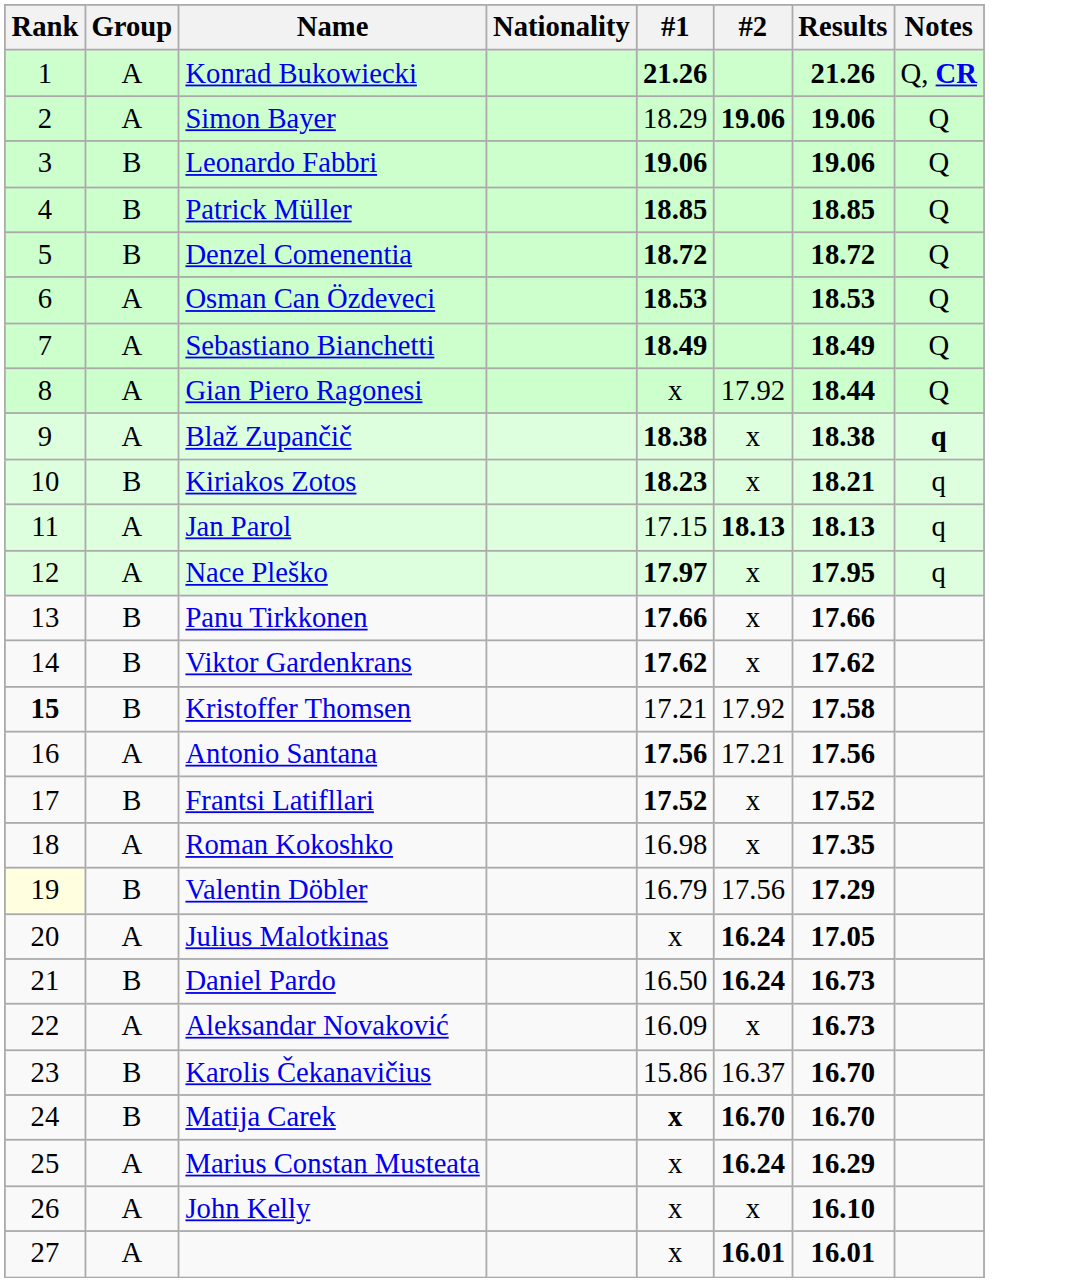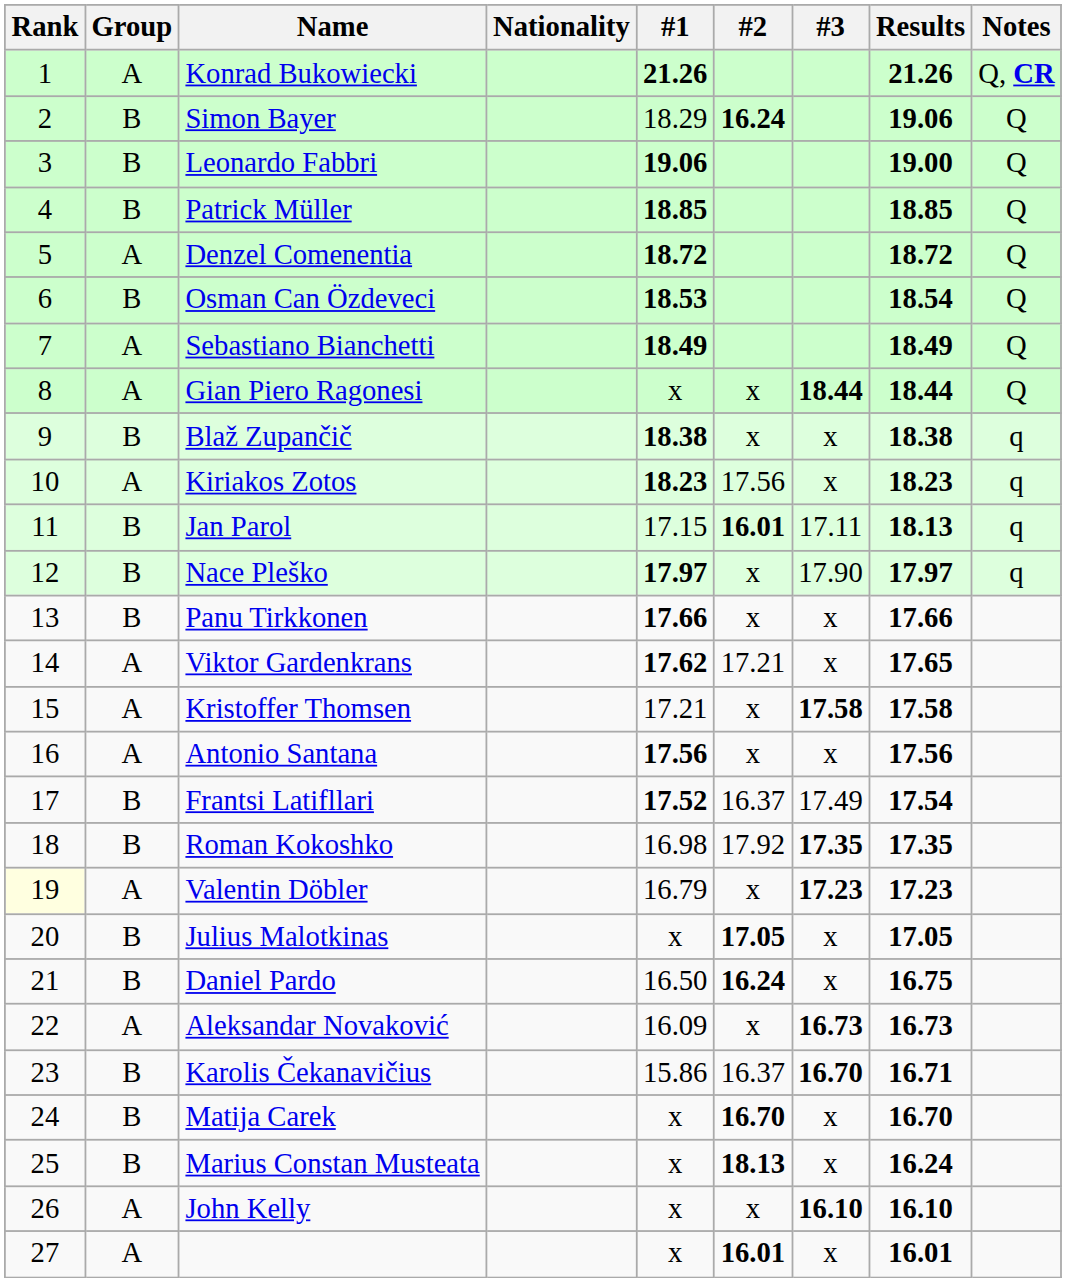+ column: (831, 27)
(132, 118) A -> (132, 118) B
(753, 118) 19.06 -> (753, 118) 16.24
(843, 163) 19.06 -> (920, 163) 19.00
(132, 254) B -> (132, 254) A
(132, 299) A -> (132, 299) B
(843, 299) 18.53 -> (920, 299) 18.54
(753, 390) 17.92 -> (753, 390) x
(132, 436) A -> (132, 436) B
(939, 436) bold -> (1016, 436) normal
(132, 481) B -> (132, 481) A
(753, 481) x -> (753, 481) 17.56
(843, 481) 18.21 -> (920, 481) 18.23
(132, 526) A -> (132, 526) B
(753, 526) 18.13 -> (753, 526) 16.01
(132, 572) A -> (132, 572) B
(843, 572) 17.95 -> (920, 572) 17.97
(132, 663) B -> (132, 663) A
(753, 663) x -> (753, 663) 17.21
(843, 663) 17.62 -> (920, 663) 17.65
(45, 708) bold -> (45, 708) normal
(132, 708) B -> (132, 708) A
(753, 708) 17.92 -> (753, 708) x
(753, 753) 17.21 -> (753, 753) x
(753, 799) x -> (753, 799) 16.37
(843, 799) 17.52 -> (920, 799) 17.54
(132, 844) A -> (132, 844) B
(753, 844) x -> (753, 844) 17.92
(132, 890) B -> (132, 890) A
(753, 890) 17.56 -> (753, 890) x
(843, 890) 17.29 -> (920, 890) 17.23
(132, 935) A -> (132, 935) B
(753, 935) 16.24 -> (753, 935) 17.05
(843, 981) 16.73 -> (920, 981) 16.75
(843, 1071) 16.70 -> (920, 1071) 16.71
(675, 1117) bold -> (675, 1117) normal
(132, 1162) A -> (132, 1162) B
(753, 1162) 16.24 -> (753, 1162) 18.13
(843, 1162) 16.29 -> (920, 1162) 16.24
